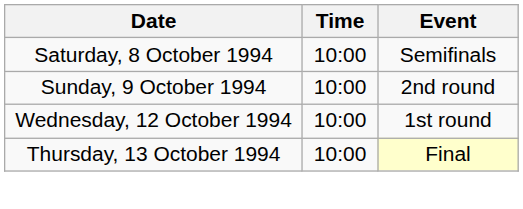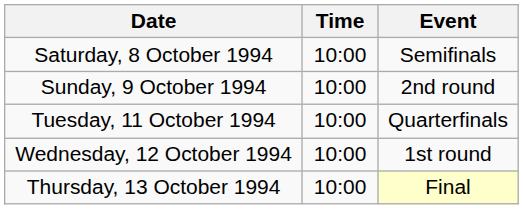+ row: (154, 120)
